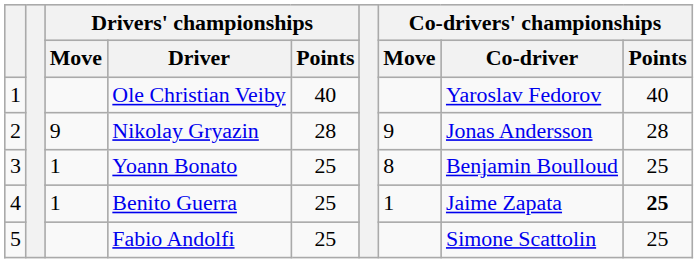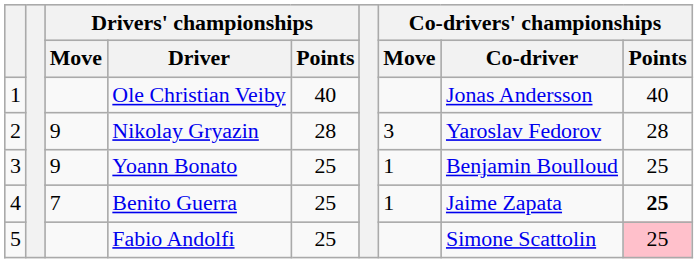(524, 94) Yaroslav Fedorov -> (519, 94) Jonas Andersson
(389, 130) 9 -> (389, 130) 3
(519, 130) Jonas Andersson -> (524, 130) Yaroslav Fedorov
(55, 166) 1 -> (55, 166) 9
(389, 166) 8 -> (389, 166) 1
(55, 202) 1 -> (55, 202) 7
(658, 238) no background -> (658, 238) pink background
